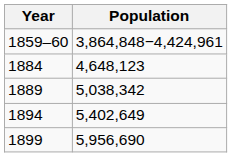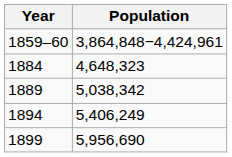(110, 66) 4,648,123 -> (110, 66) 4,648,323
(110, 115) 5,402,649 -> (110, 115) 5,406,249
